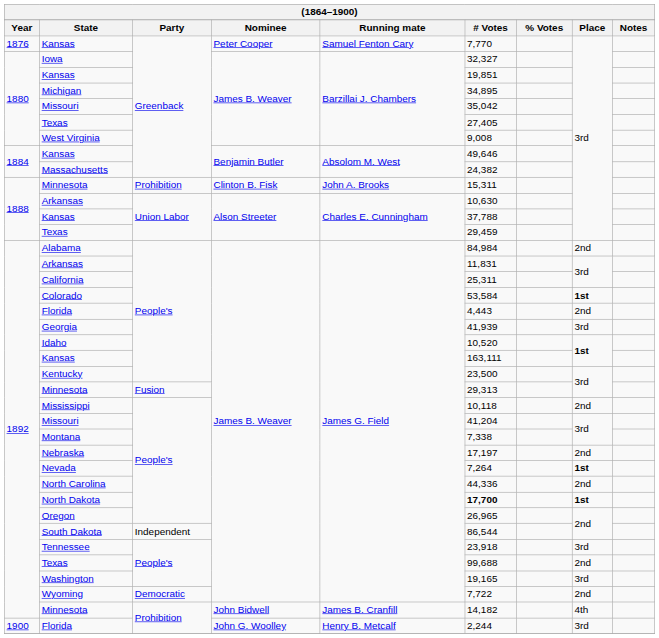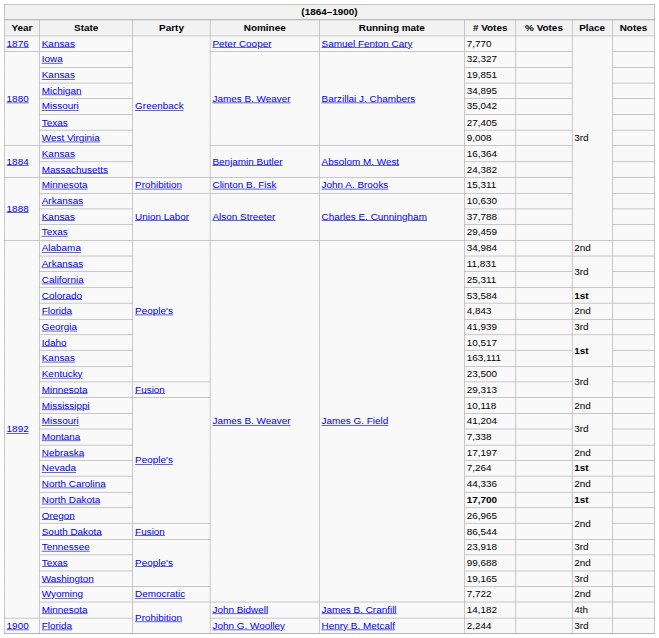(482, 153) 49,646 -> (482, 153) 16,364
(482, 248) 84,984 -> (482, 248) 34,984
(479, 311) 4,443 -> (479, 311) 4,843
(482, 342) 10,520 -> (482, 342) 10,517
(162, 531) Independent -> (150, 531) Fusion
